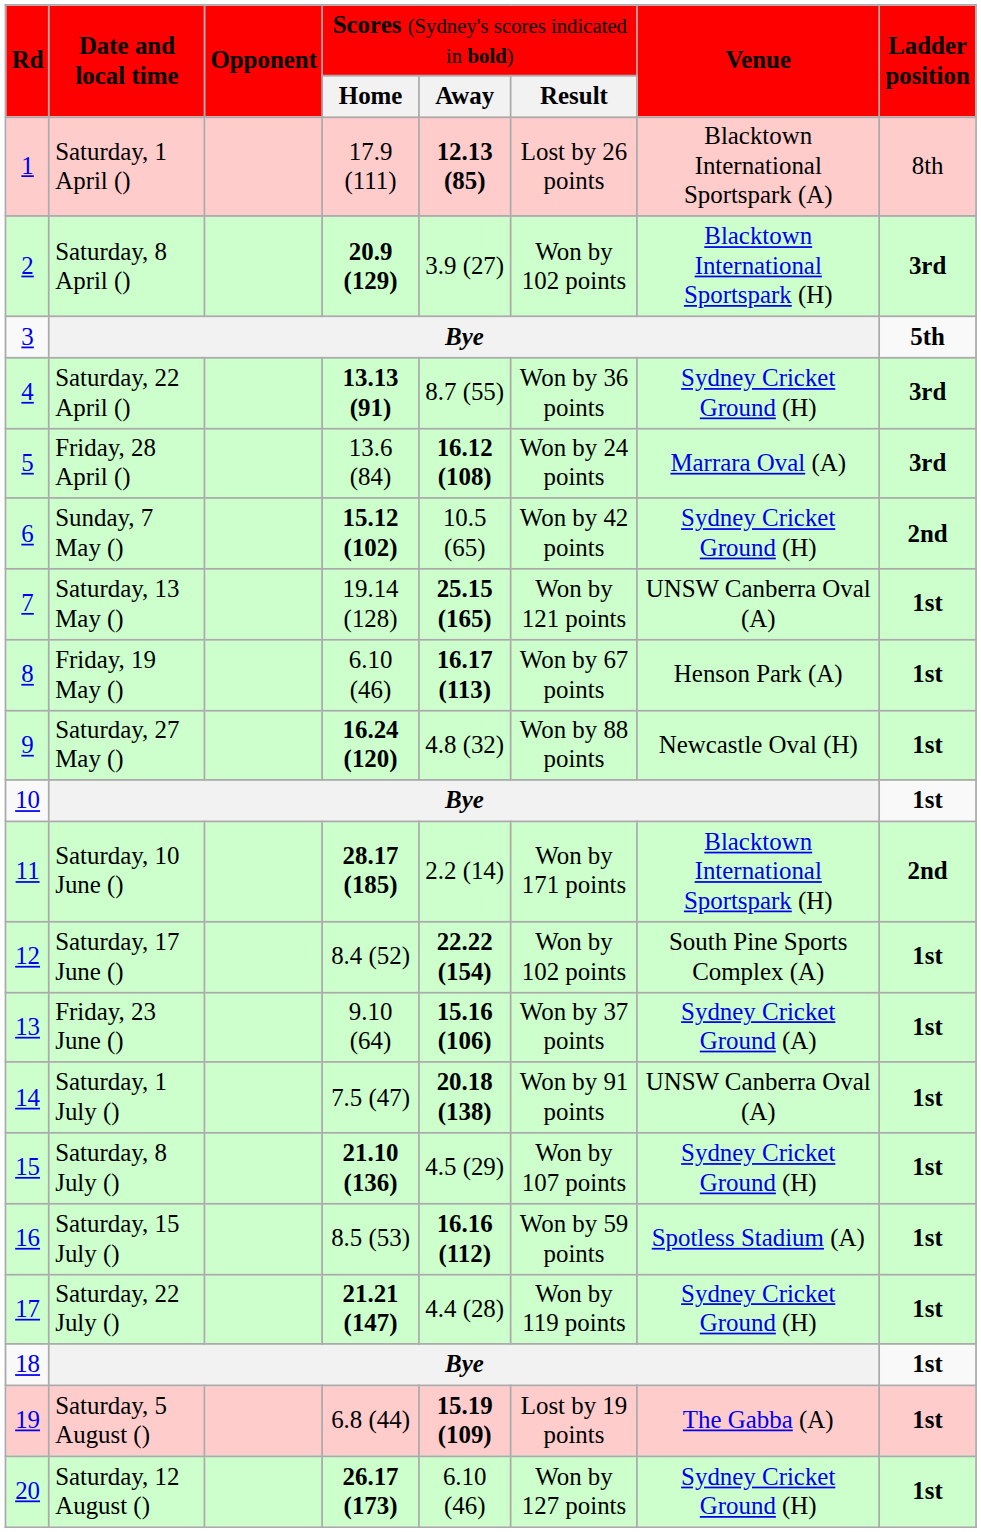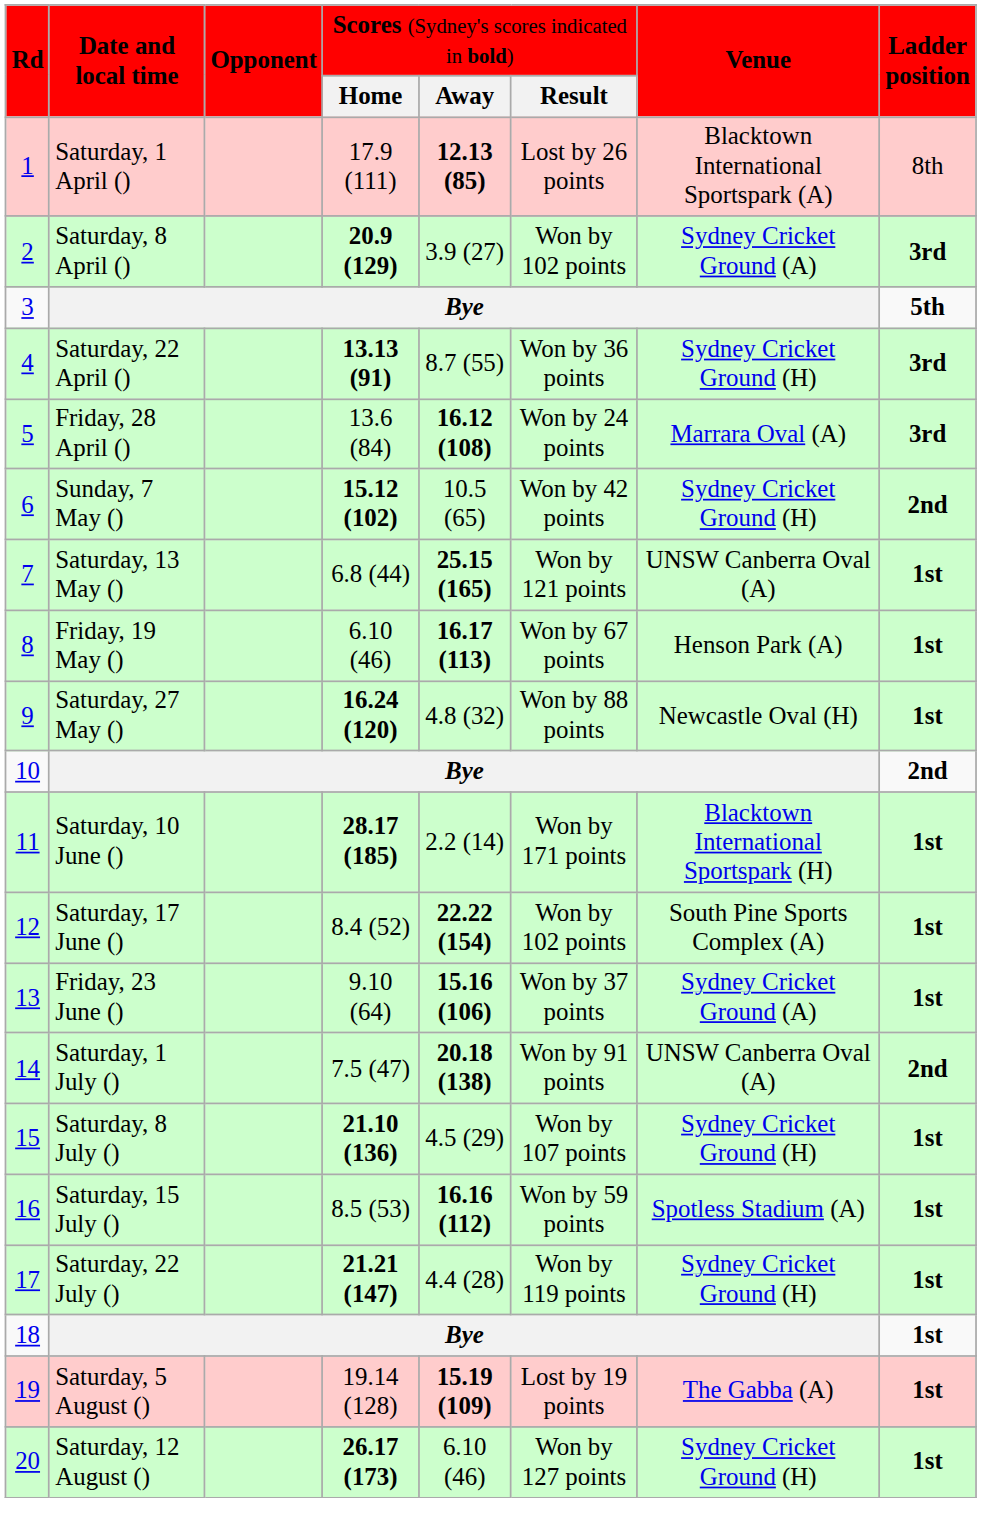(758, 266) Blacktown International Sportspark (H) -> (758, 251) Sydney Cricket Ground (A)
(371, 604) 19.14 (128) -> (371, 574) 6.8 (44)
(928, 800) 1st -> (928, 771) 2nd
(928, 871) 2nd -> (928, 841) 1st
(928, 1097) 1st -> (928, 1068) 2nd
(371, 1420) 6.8 (44) -> (371, 1391) 19.14 (128)
